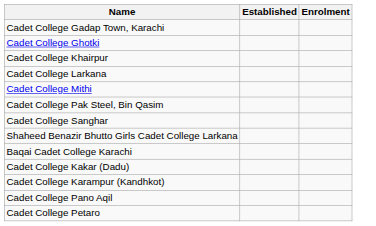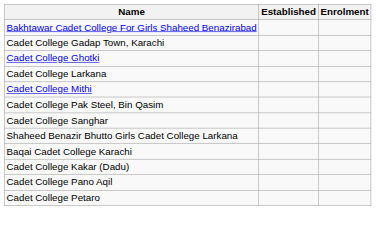+ row: (132, 27)
- row: (57, 58)
- row: (85, 182)
